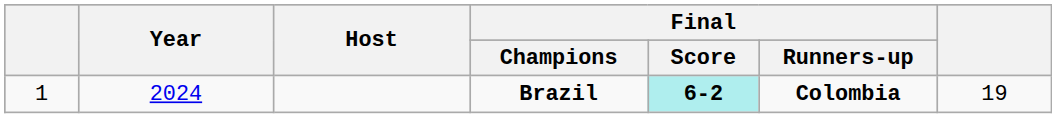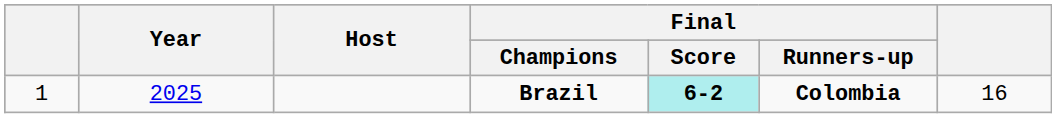(176, 94) 2024 -> (176, 94) 2025
(994, 94) 19 -> (994, 94) 16
